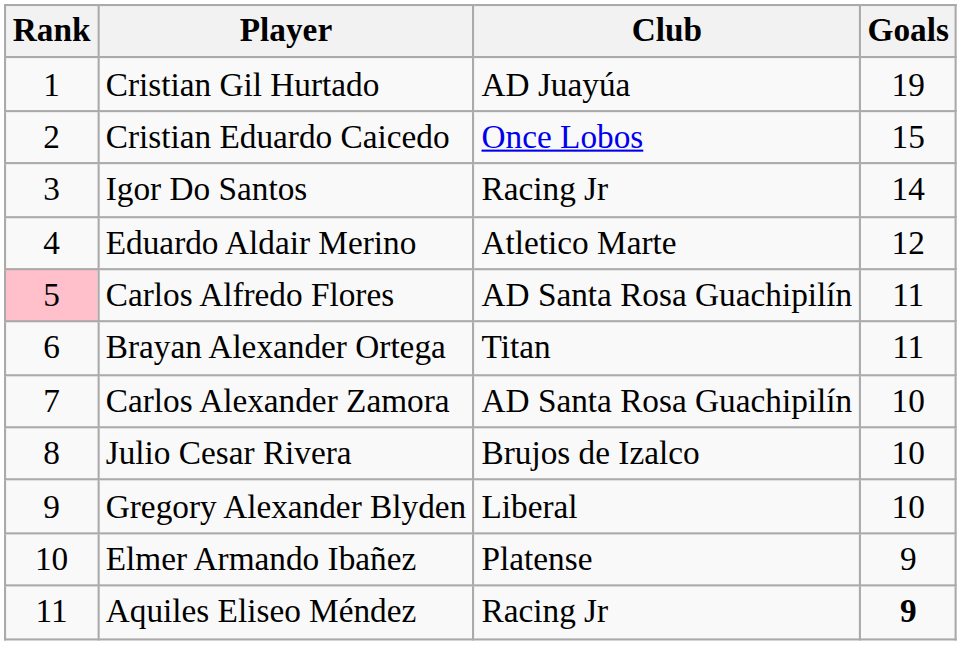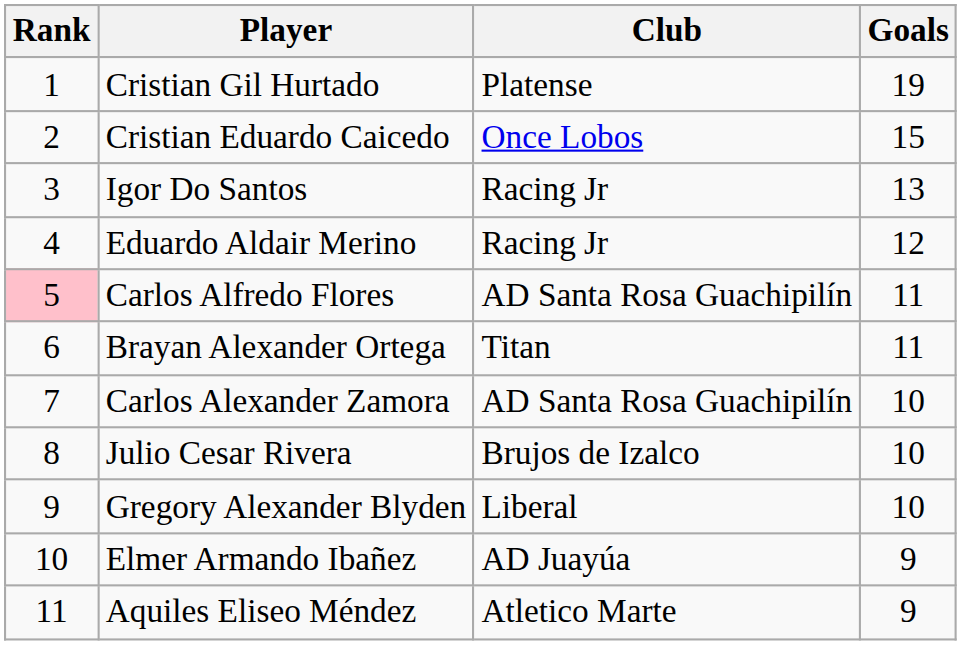(556, 83) AD Juayúa -> (537, 83) Platense
(908, 189) 14 -> (908, 189) 13
(579, 242) Atletico Marte -> (545, 242) Racing Jr
(537, 558) Platense -> (556, 558) AD Juayúa
(545, 611) Racing Jr -> (579, 611) Atletico Marte
(908, 611) bold -> (908, 611) normal
